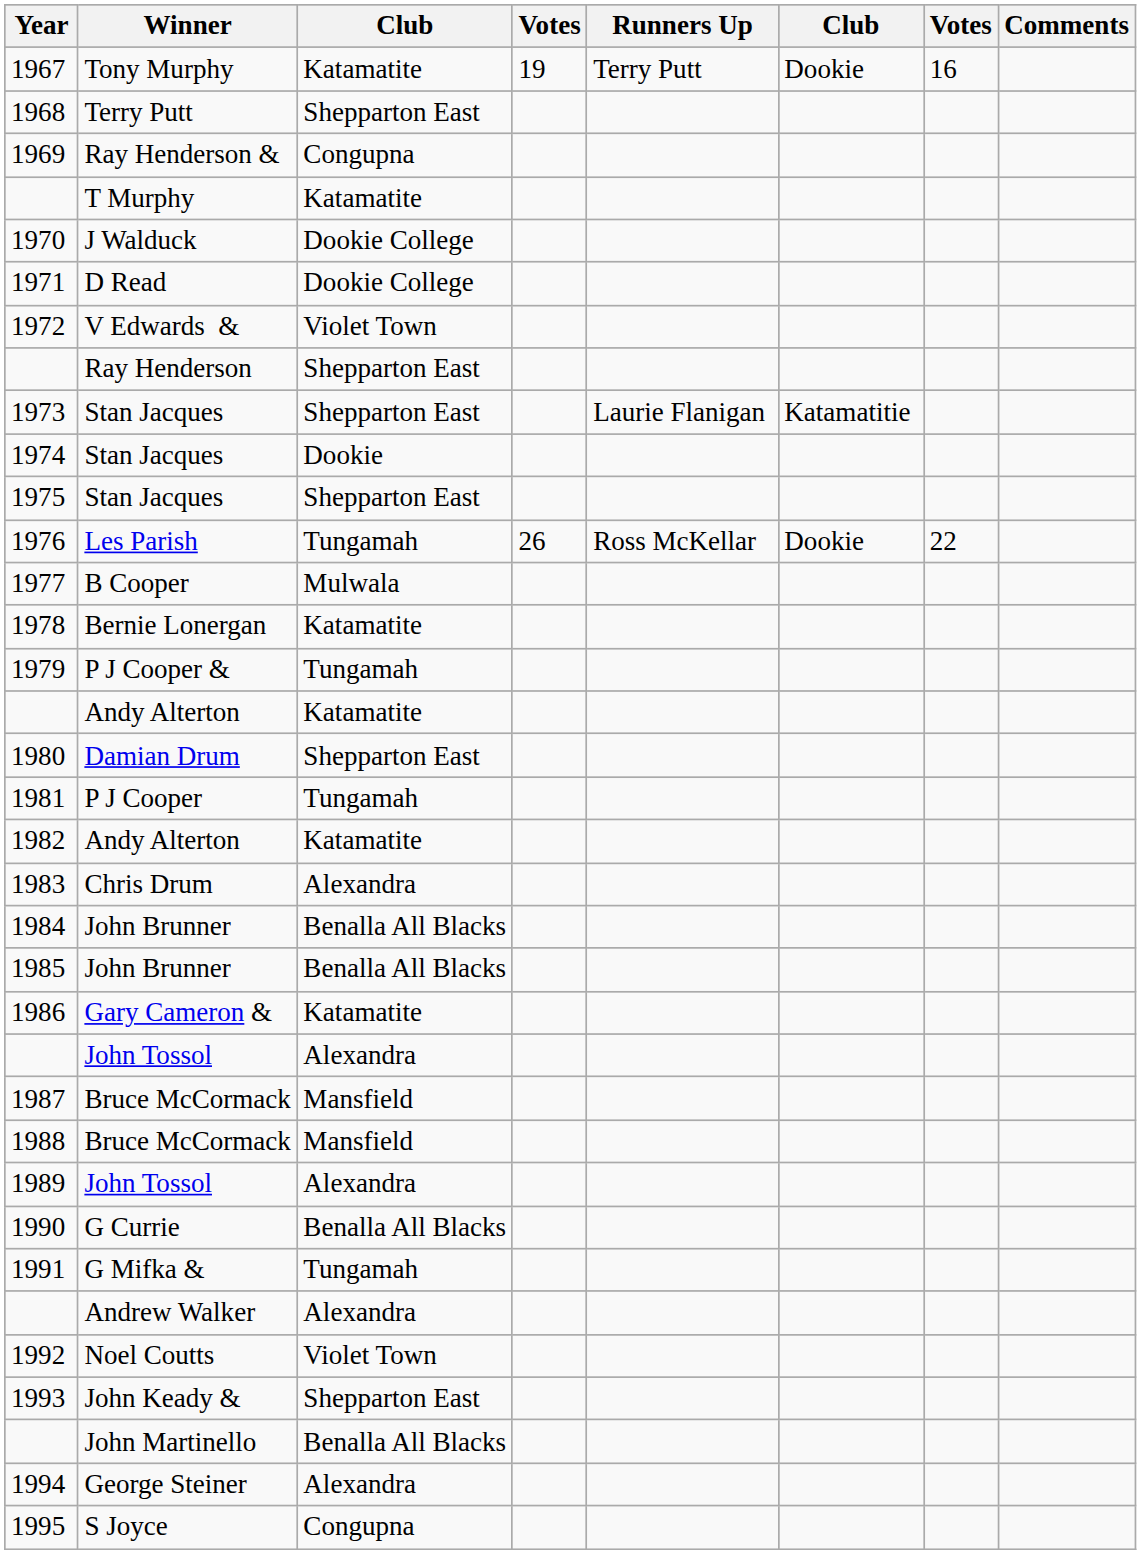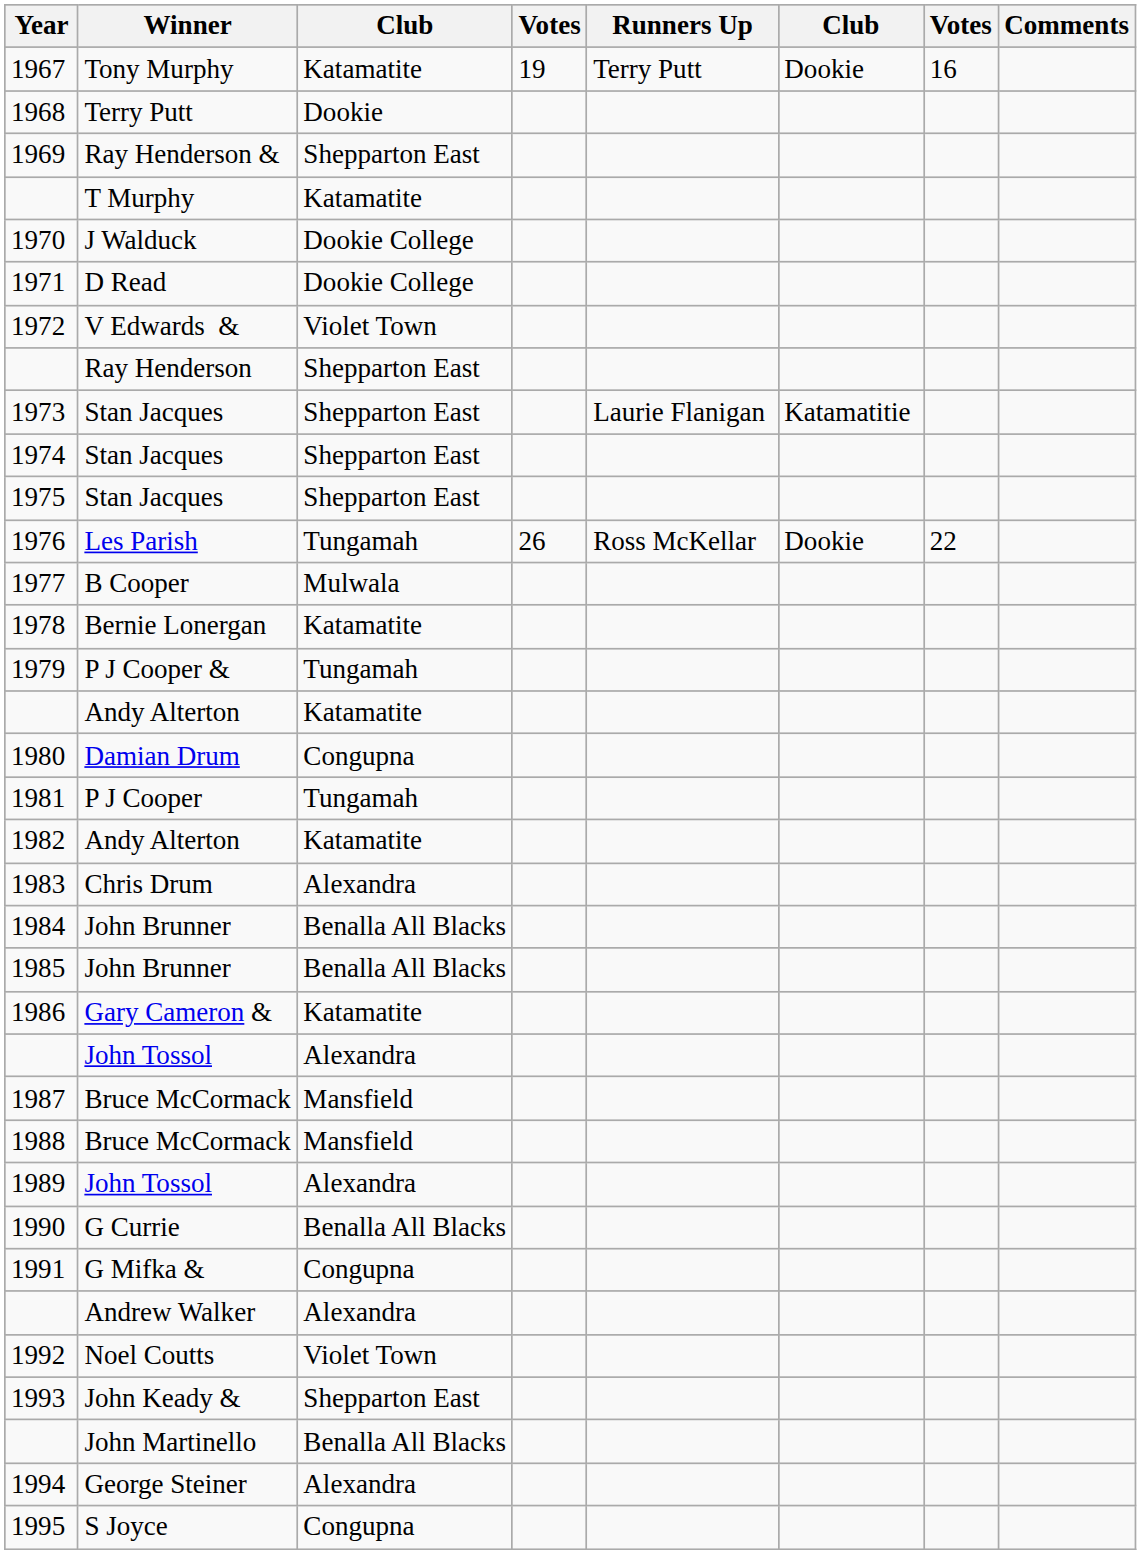(392, 111) Shepparton East -> (347, 111) Dookie
(359, 154) Congupna -> (395, 154) Shepparton East
(347, 454) Dookie -> (392, 454) Shepparton East
(395, 754) Shepparton East -> (359, 754) Congupna
(361, 1269) Tungamah -> (359, 1269) Congupna
